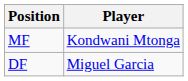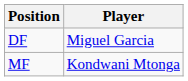rows swapped: (18, 64) <-> (19, 40)
